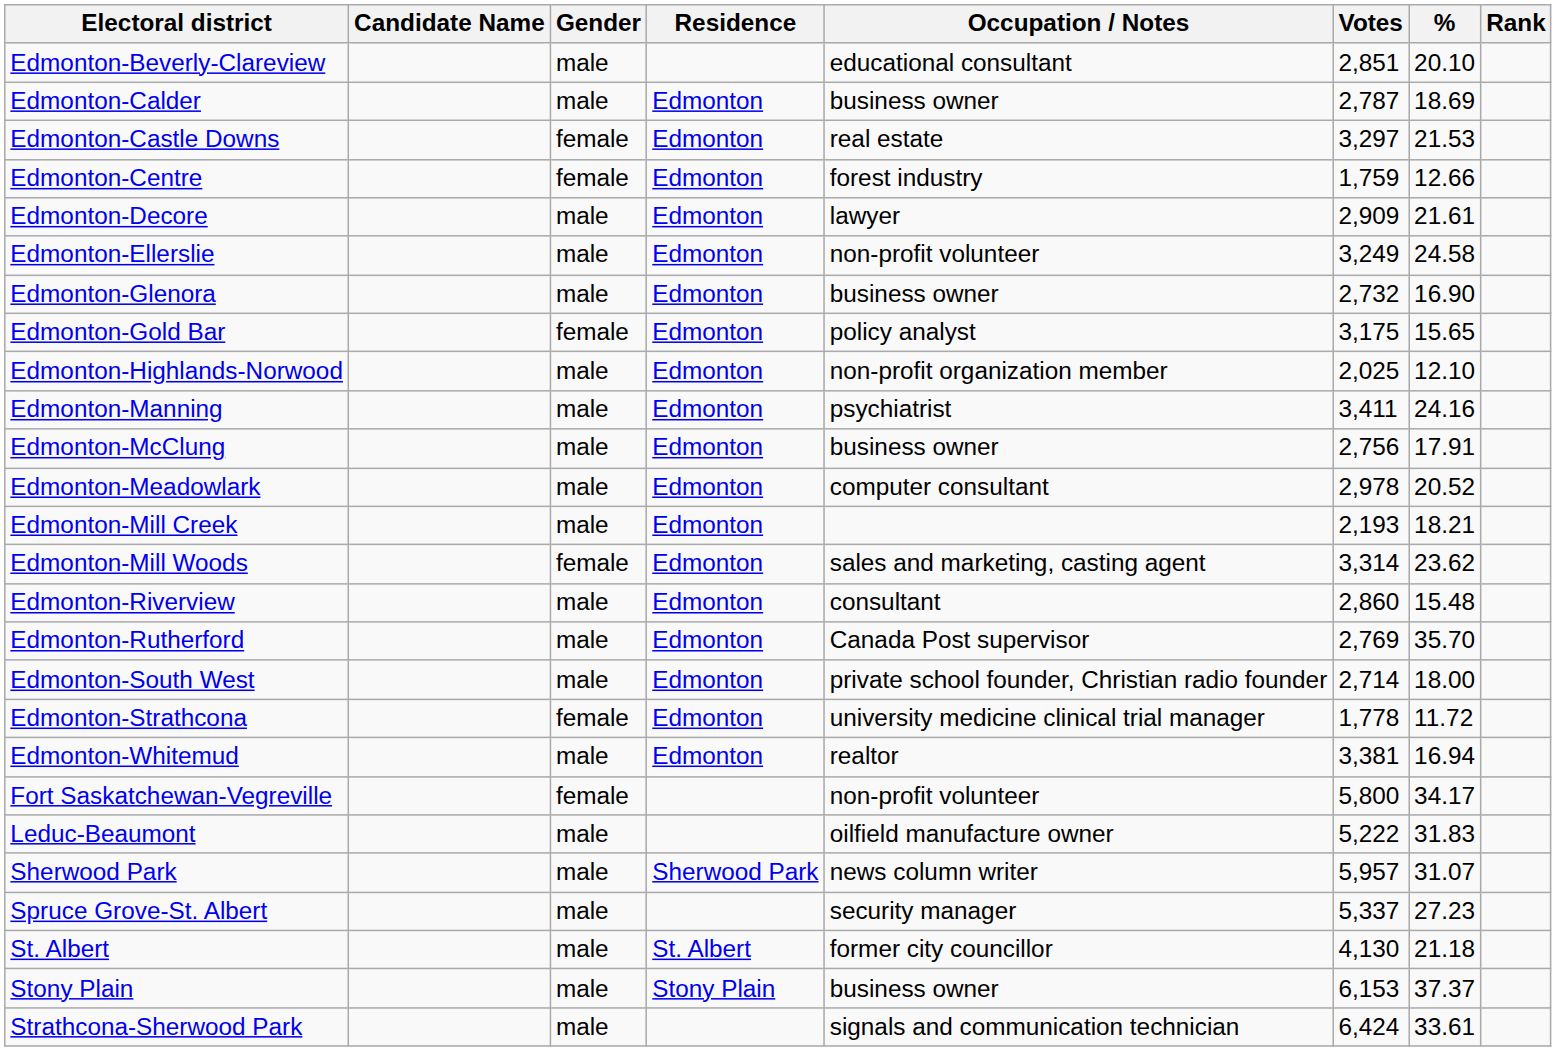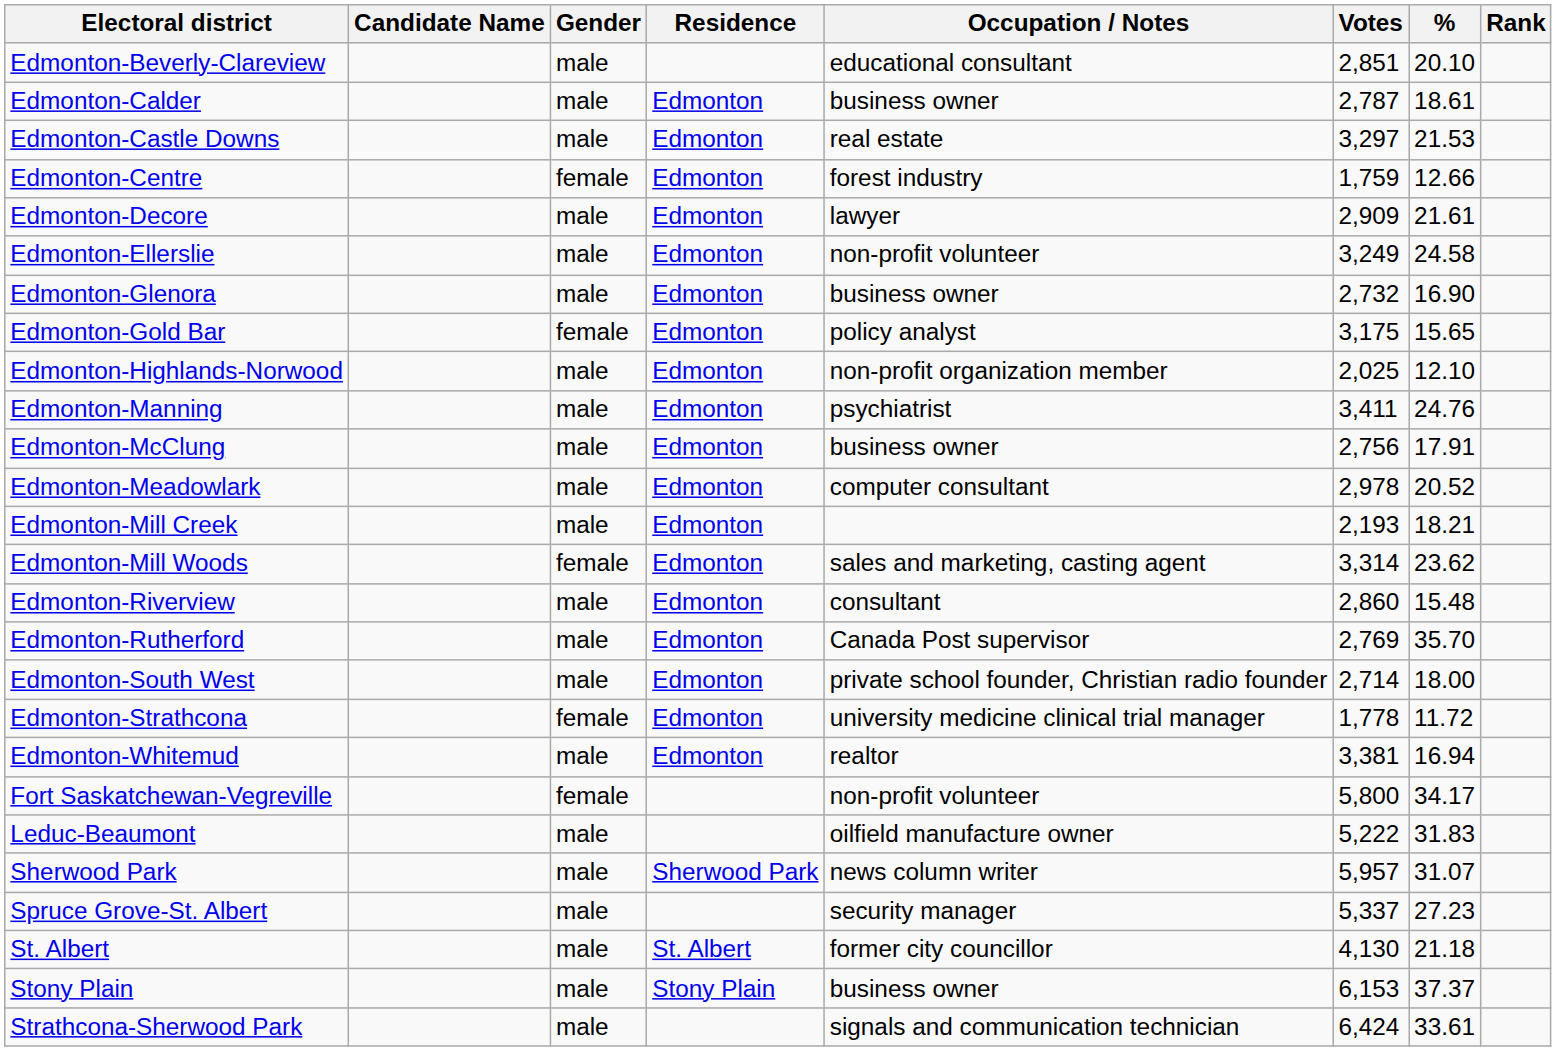(1445, 100) 18.69 -> (1445, 100) 18.61
(592, 139) female -> (582, 139) male
(1445, 409) 24.16 -> (1445, 409) 24.76
